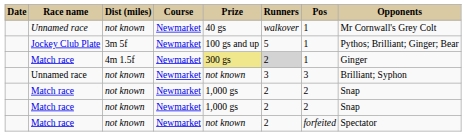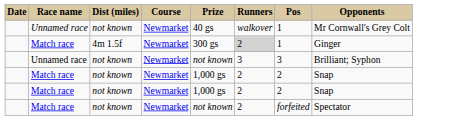- row: (66, 43)
(218, 59) khaki background -> (206, 43) no background
